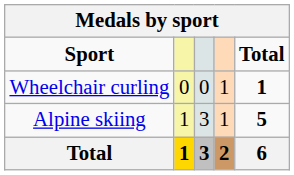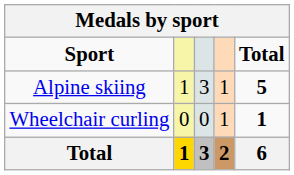rows swapped: (89, 119) <-> (89, 86)
